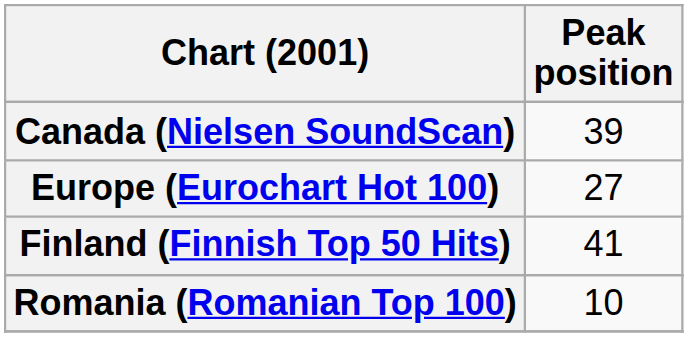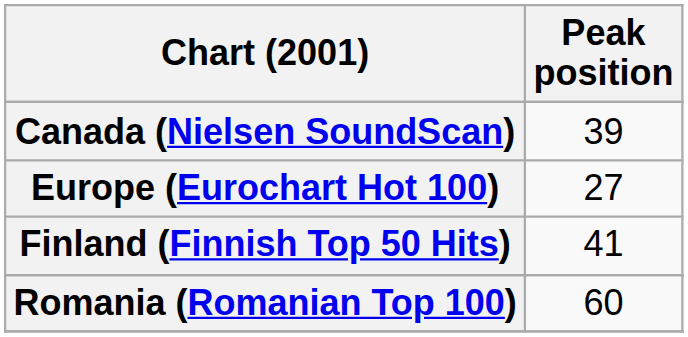(603, 301) 10 -> (603, 301) 60
